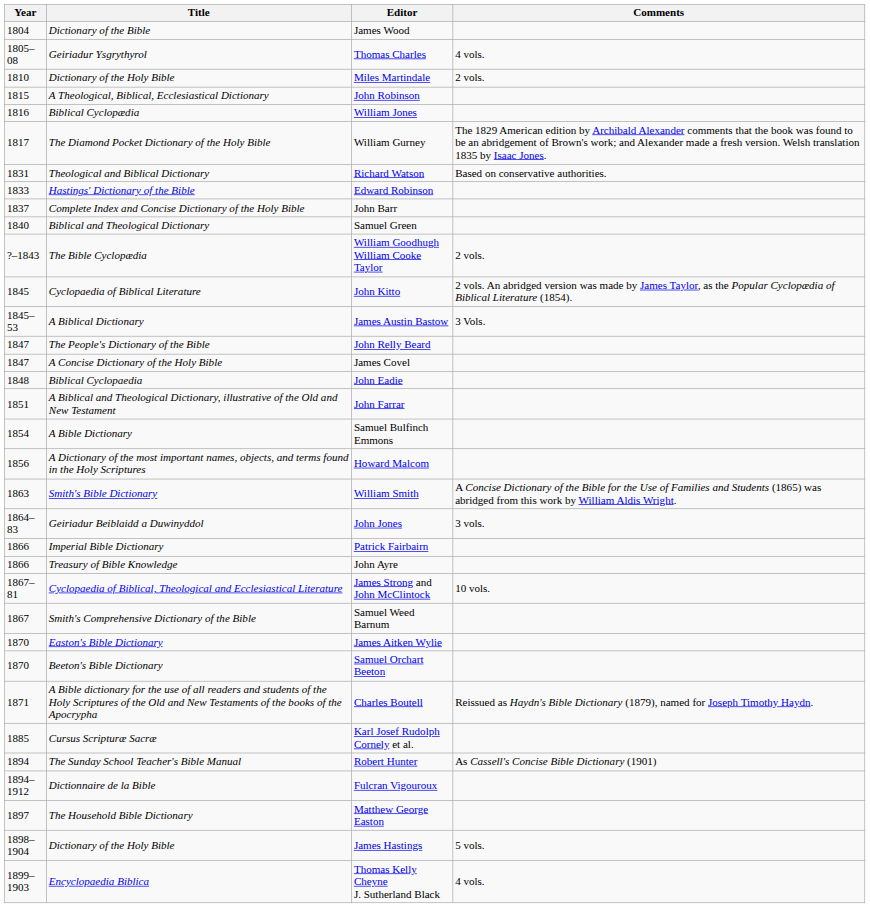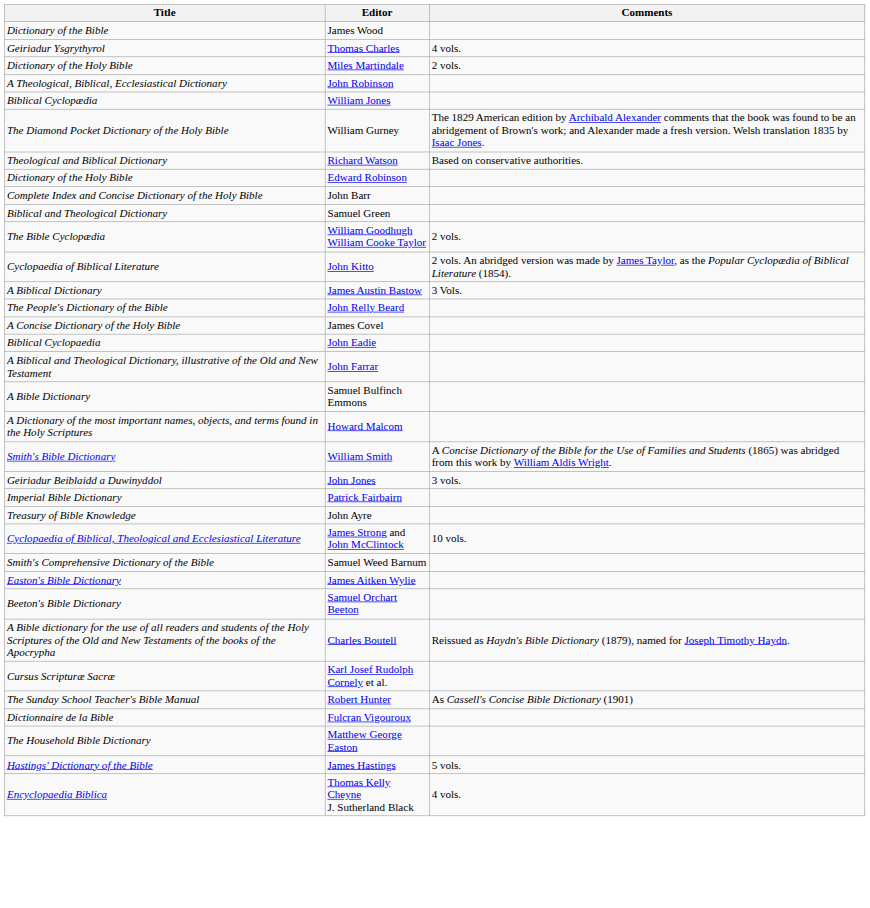- column: (25, 13)
(122, 190) Hastings' Dictionary of the Bible -> (70, 178) Dictionary of the Holy Bible
(112, 845) Dictionary of the Holy Bible -> (80, 764) Hastings' Dictionary of the Bible
